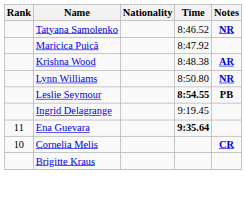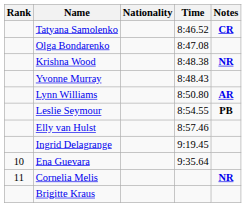(227, 29) NR -> (226, 29) CR
+ row: (73, 45)
- row: (67, 45)
(227, 62) AR -> (226, 62) NR
+ row: (69, 78)
(227, 78) NR -> (226, 95) AR
(193, 95) bold -> (193, 111) normal
+ row: (66, 128)
(19, 128) 11 -> (19, 161) 10
(193, 128) bold -> (193, 161) normal
(19, 144) 10 -> (19, 177) 11
(227, 144) CR -> (226, 177) NR
